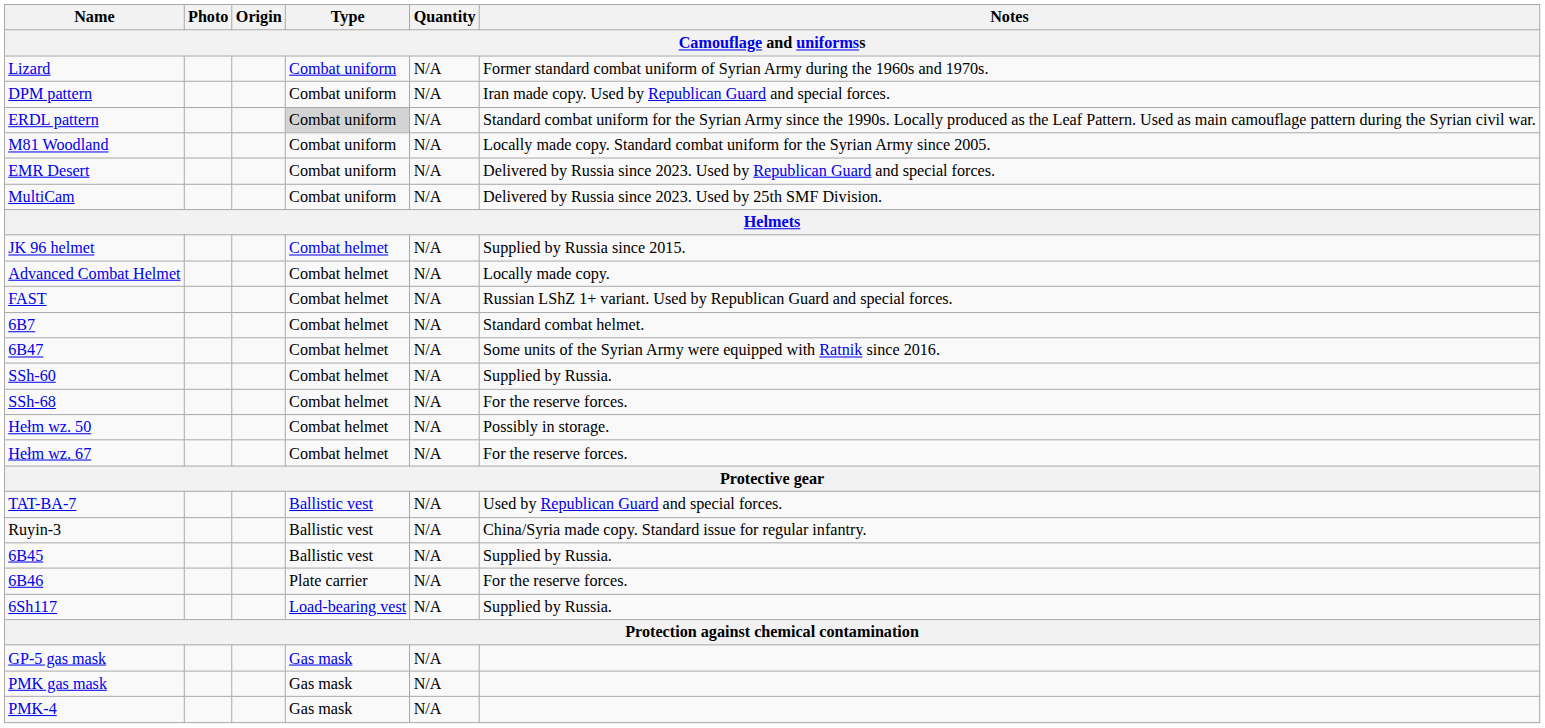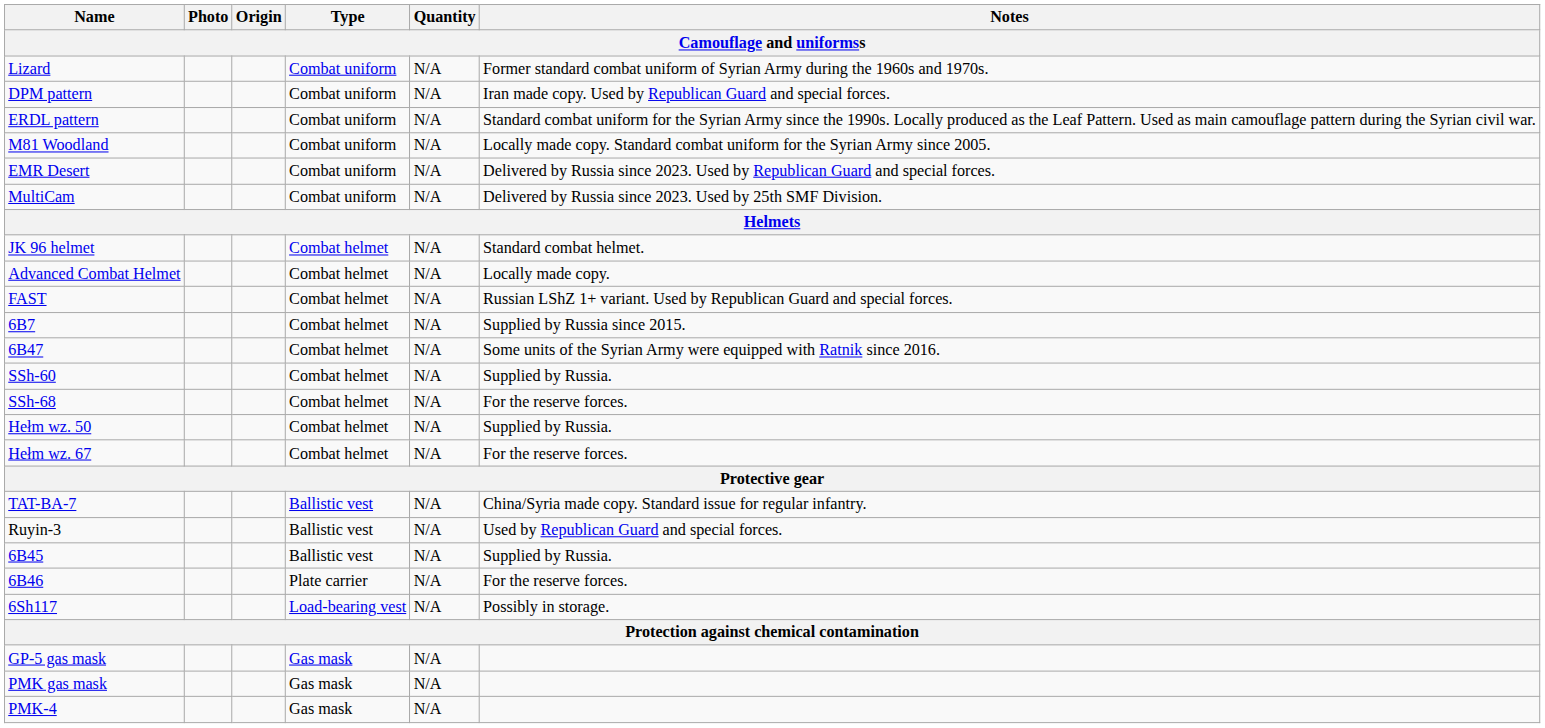(343, 119) lightgrey background -> (343, 119) no background
(584, 247) Supplied by Russia since 2015. -> (564, 247) Standard combat helmet.
(564, 324) Standard combat helmet. -> (584, 324) Supplied by Russia since 2015.
(546, 427) Possibly in storage. -> (547, 427) Supplied by Russia.
(633, 504) Used by Republican Guard and special forces. -> (675, 504) China/Syria made copy. Standard issue for regular infantry.
(675, 529) China/Syria made copy. Standard issue for regular infantry. -> (633, 529) Used by Republican Guard and special forces.
(547, 606) Supplied by Russia. -> (546, 606) Possibly in storage.
